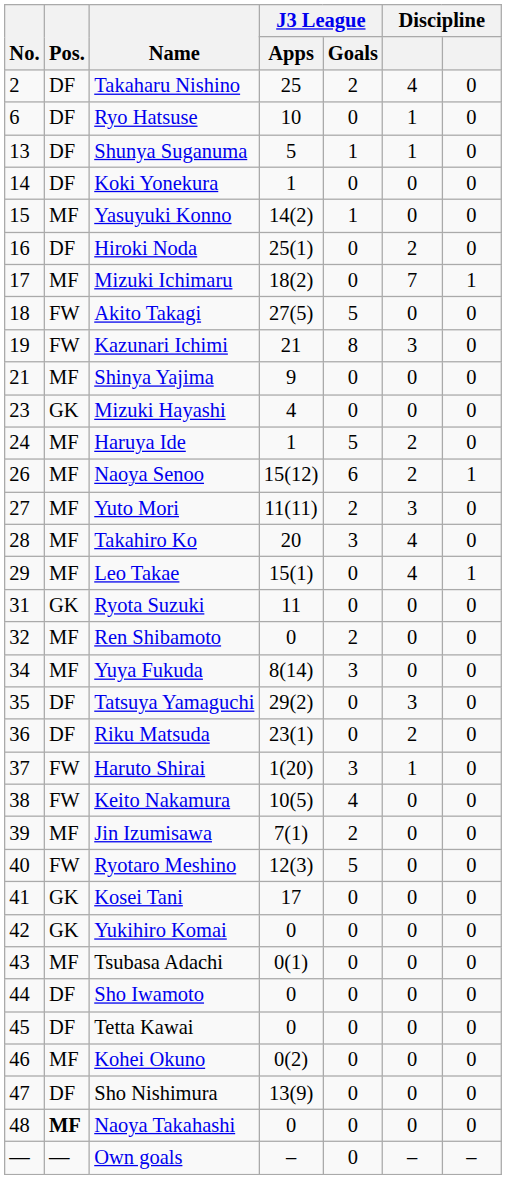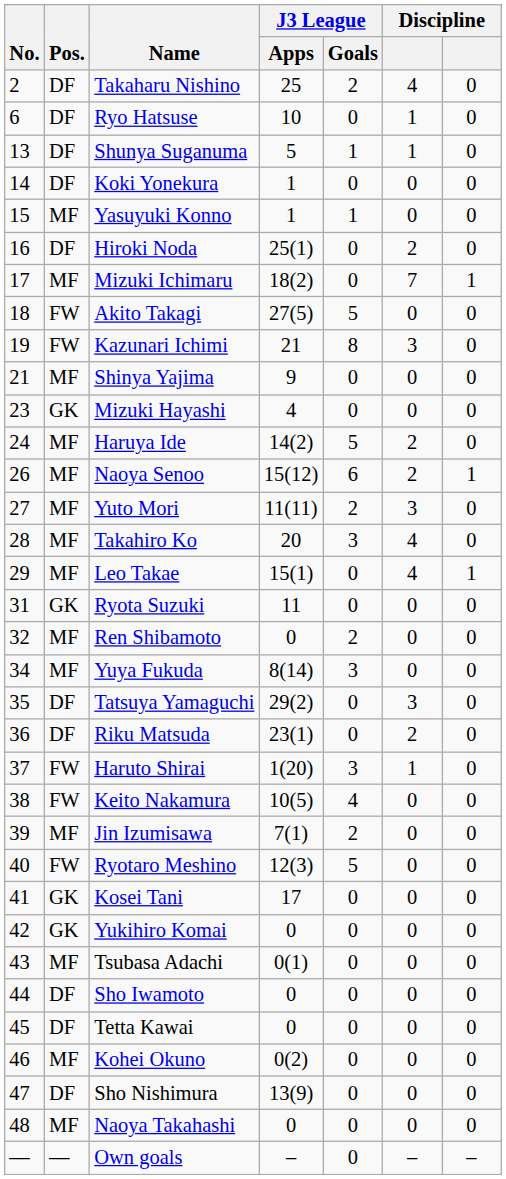(291, 215) 14(2) -> (291, 215) 1
(291, 442) 1 -> (291, 442) 14(2)
(65, 1125) bold -> (64, 1125) normal
